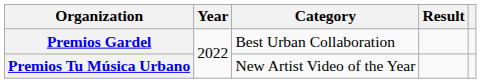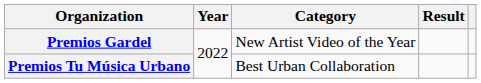(315, 41) Best Urban Collaboration -> (325, 41) New Artist Video of the Year
(325, 66) New Artist Video of the Year -> (315, 66) Best Urban Collaboration
